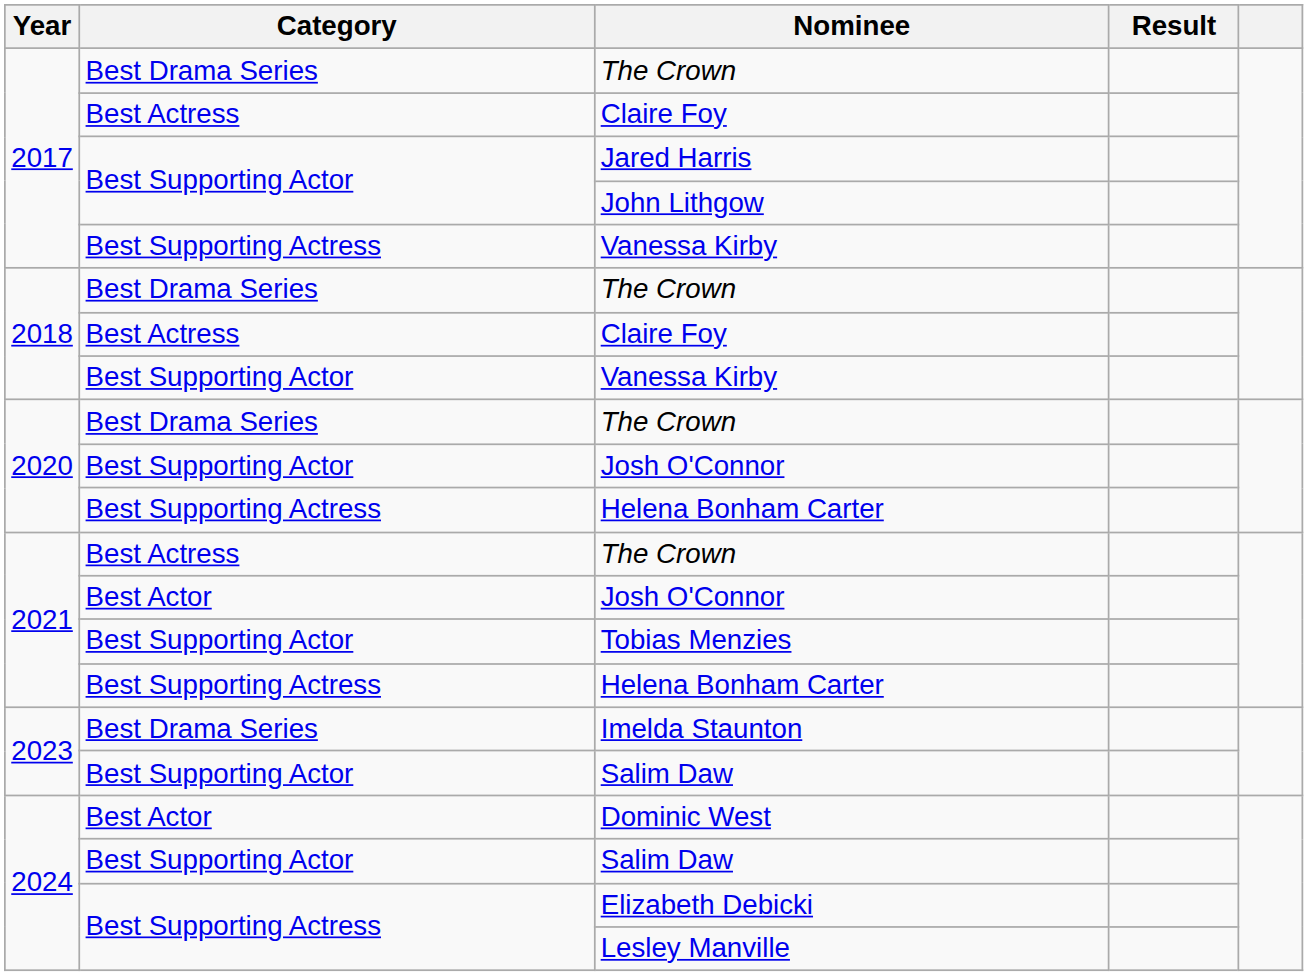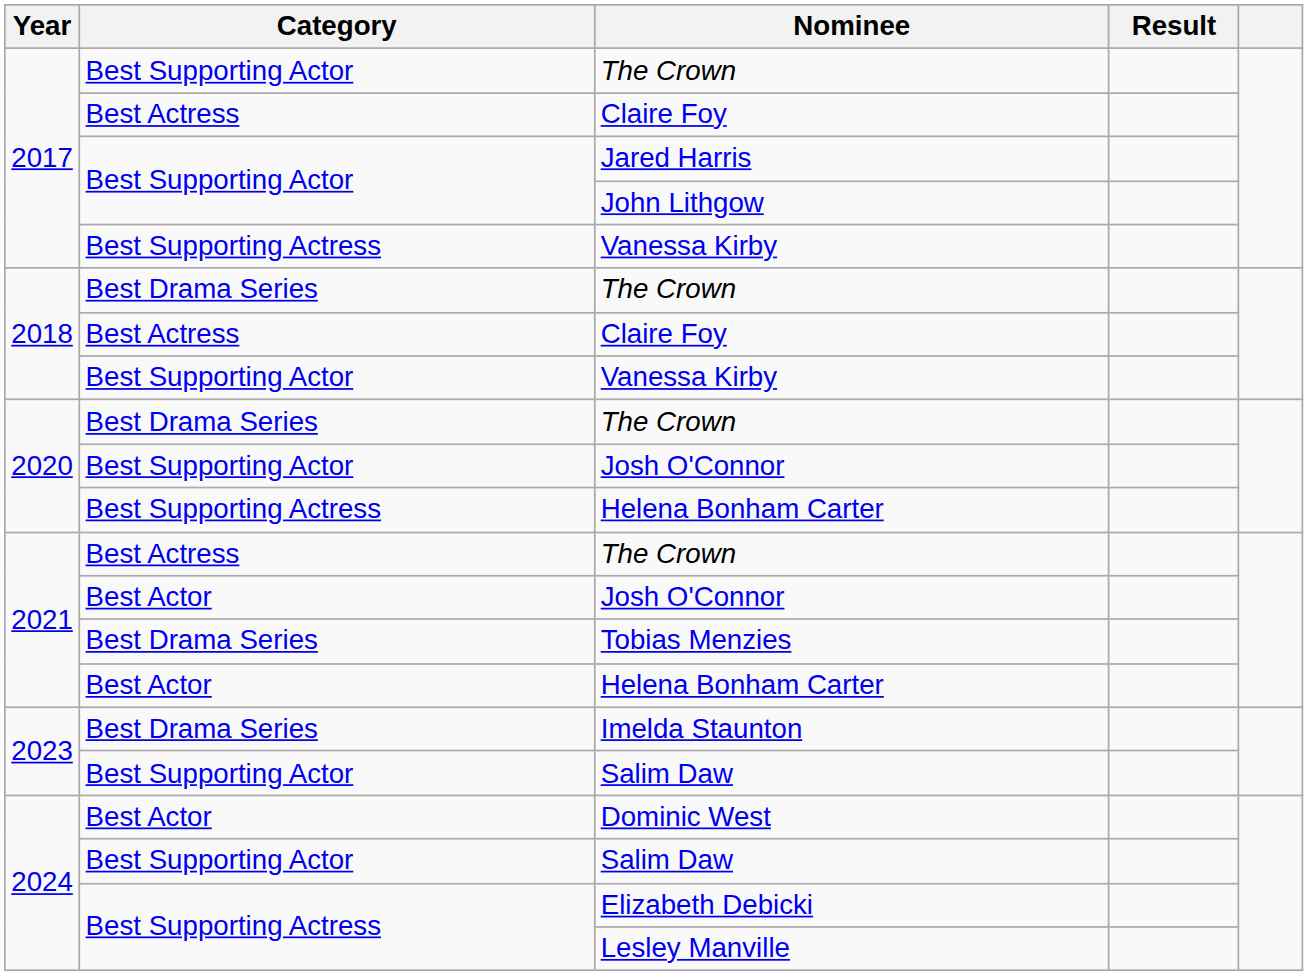(202, 70) Best Drama Series -> (219, 70) Best Supporting Actor
(219, 641) Best Supporting Actor -> (202, 641) Best Drama Series
(233, 684) Best Supporting Actress -> (149, 684) Best Actor
